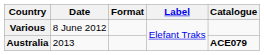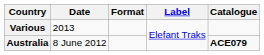(80, 27) 8 June 2012 -> (64, 27) 2013
(64, 43) 2013 -> (80, 43) 8 June 2012
